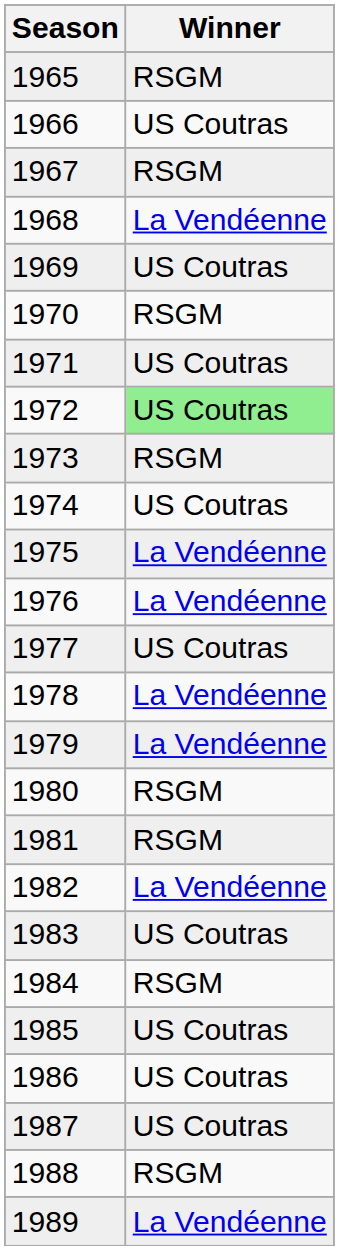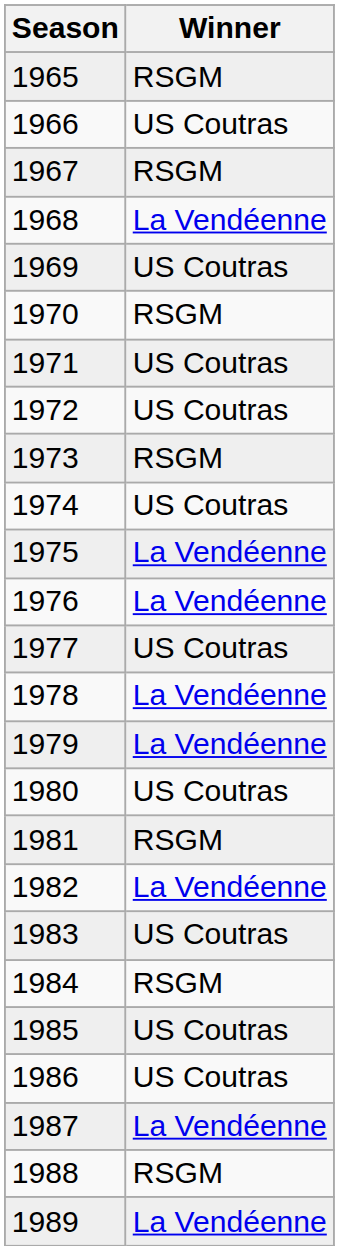(210, 410) lightgreen background -> (210, 410) no background
(178, 791) RSGM -> (210, 791) US Coutras
(210, 1125) US Coutras -> (230, 1125) La Vendéenne
